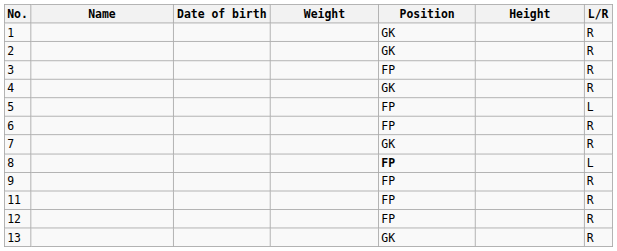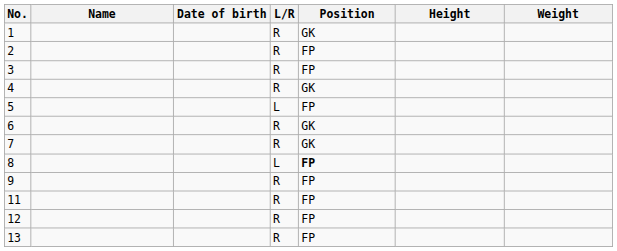columns swapped: (598, 14) <-> (324, 14)
(388, 51) GK -> (308, 51) FP
(388, 126) FP -> (308, 126) GK
(388, 238) GK -> (308, 238) FP
